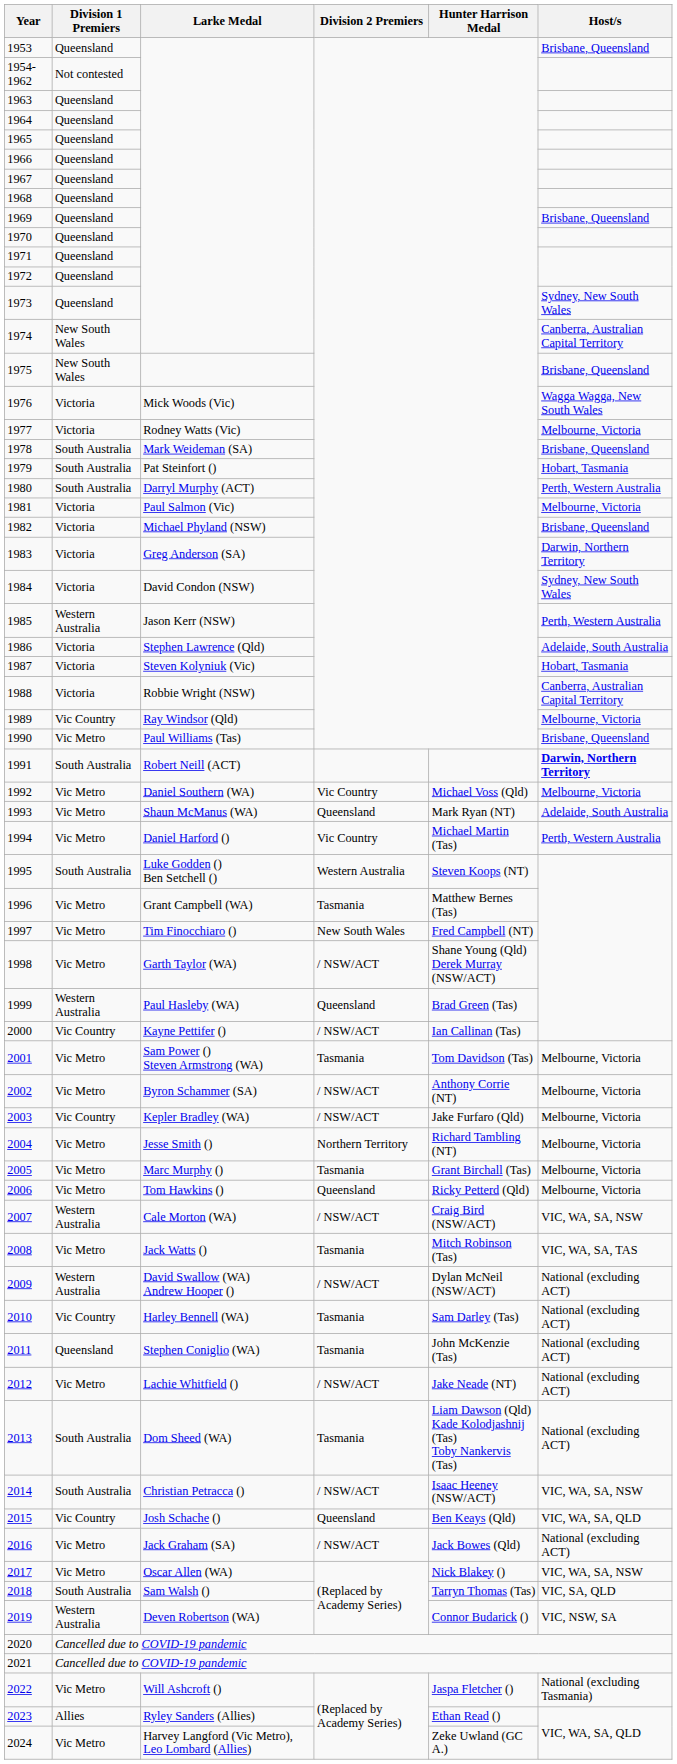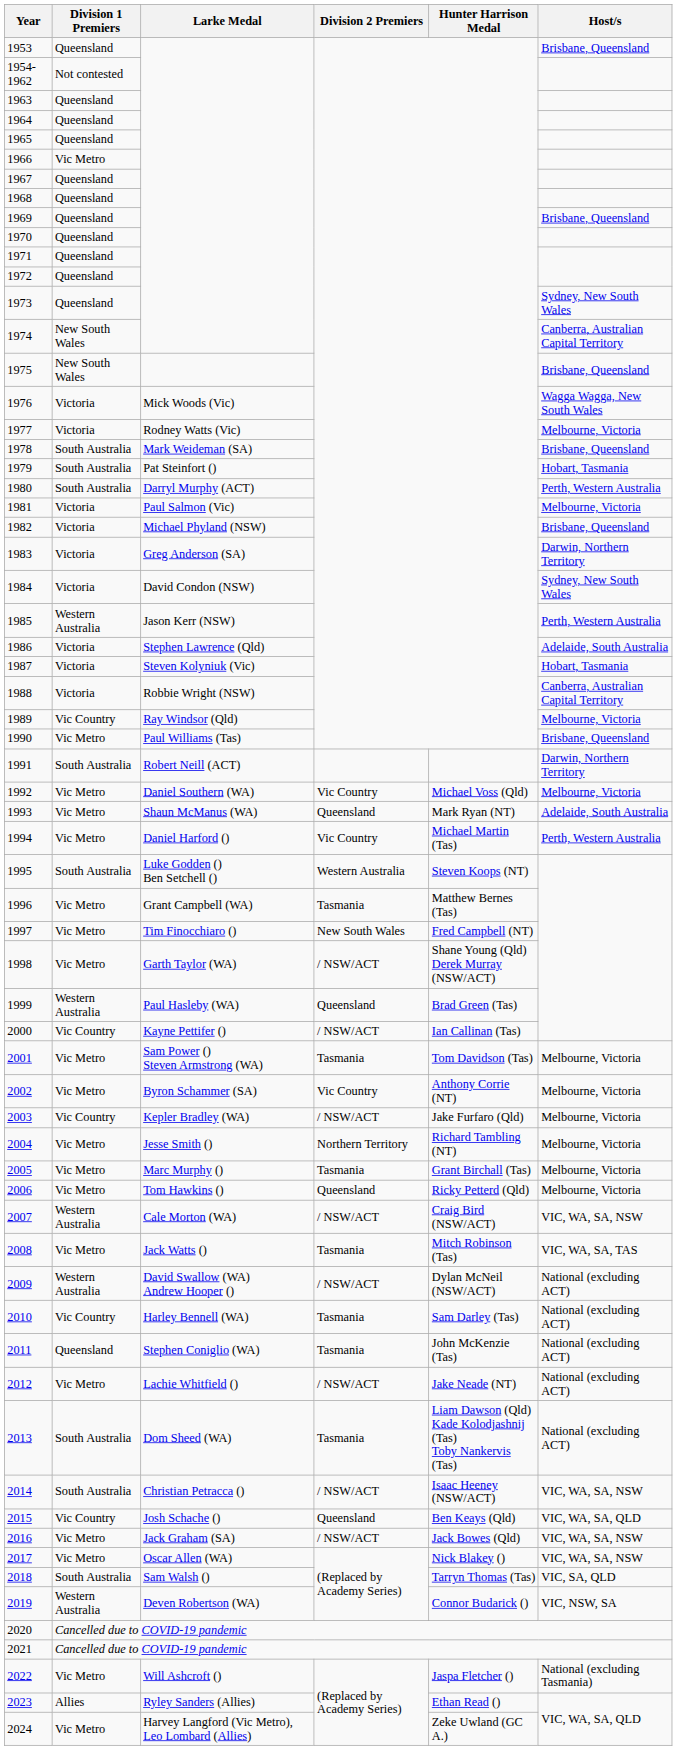(84, 159) Queensland -> (80, 159) Vic Metro
(589, 765) bold -> (585, 765) normal
(348, 1091) / NSW/ACT -> (347, 1091) Vic Country
(590, 1545) National (excluding ACT) -> (592, 1538) VIC, WA, SA, NSW
